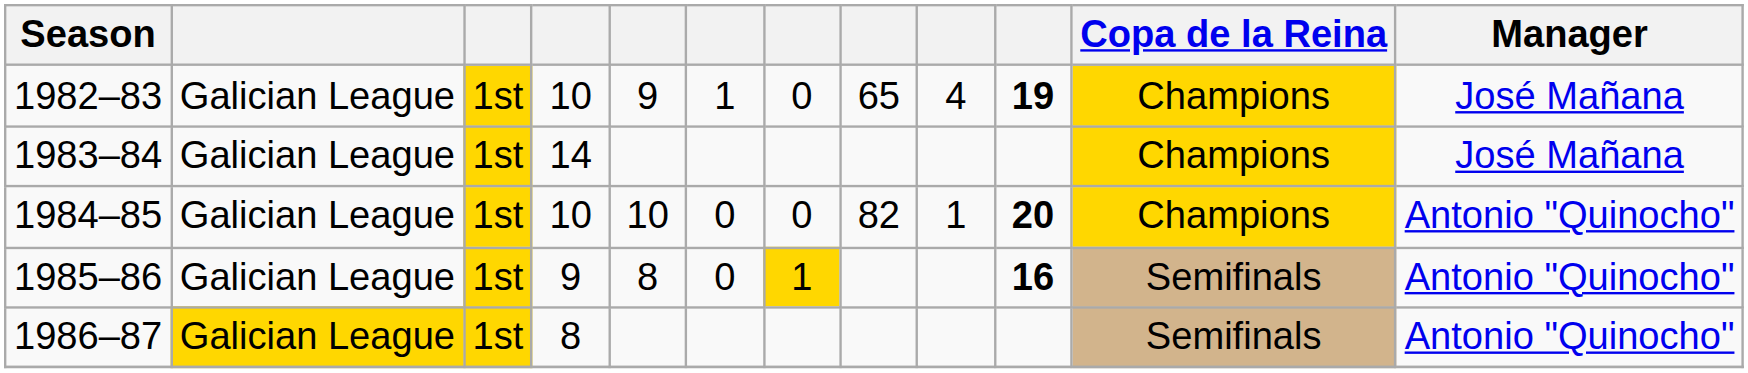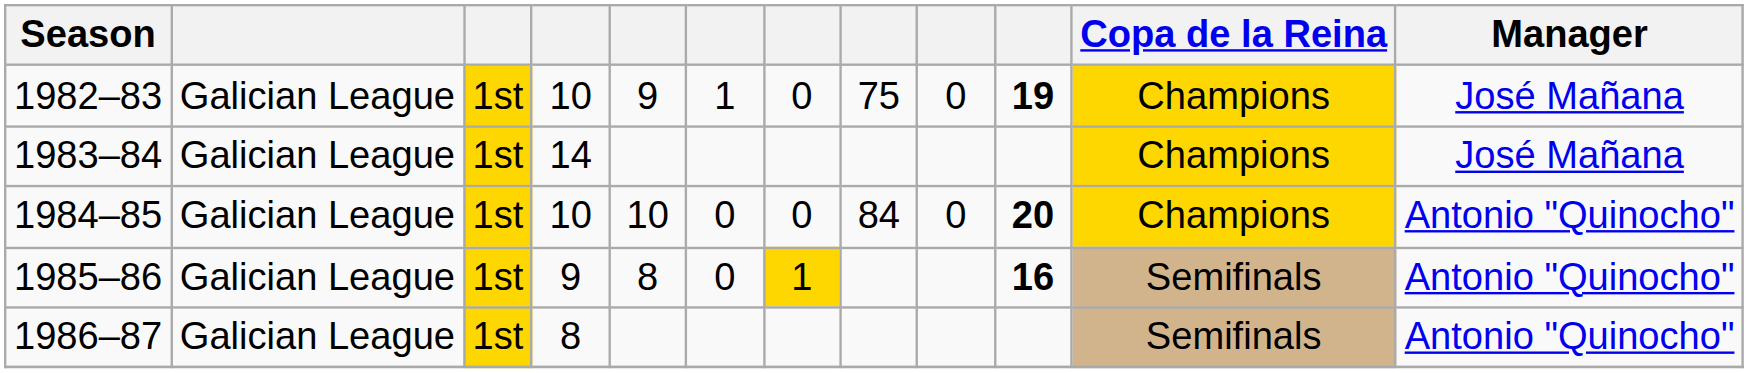(879, 95) 65 -> (879, 95) 75
(956, 95) 4 -> (956, 95) 0
(879, 215) 82 -> (879, 215) 84
(956, 215) 1 -> (956, 215) 0
(317, 336) gold background -> (317, 336) no background
